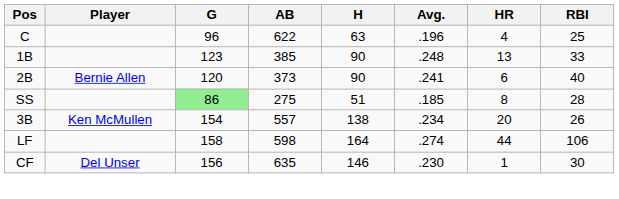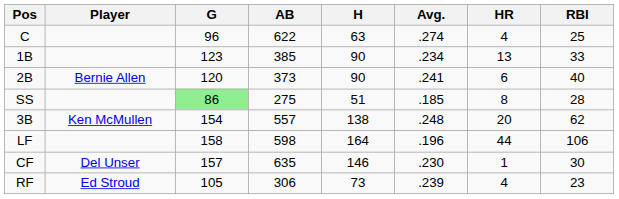(431, 36) .196 -> (431, 36) .274
(431, 57) .248 -> (431, 57) .234
(431, 120) .234 -> (431, 120) .248
(577, 120) 26 -> (577, 120) 62
(431, 141) .274 -> (431, 141) .196
(212, 162) 156 -> (212, 162) 157
+ row: (25, 183)
